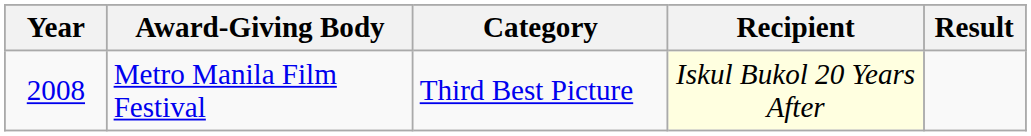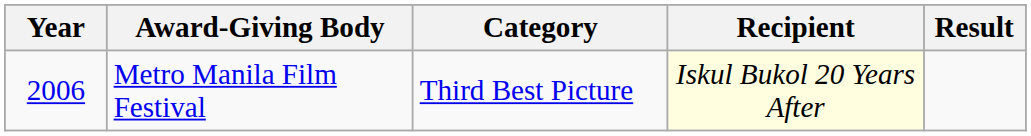(56, 90) 2008 -> (56, 90) 2006
